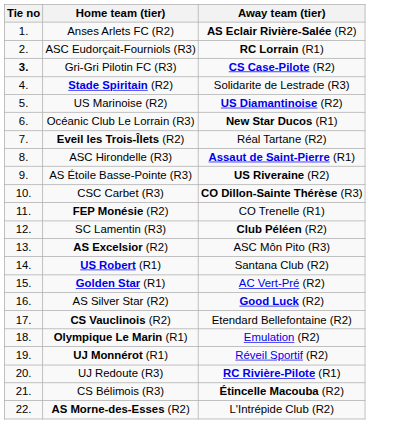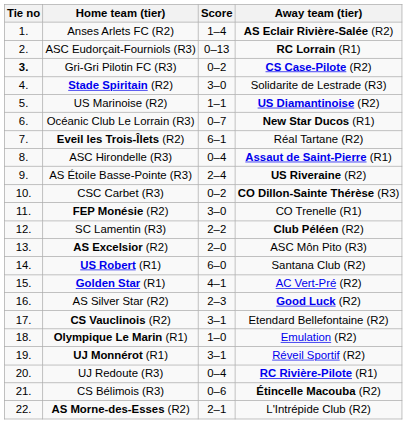+ column: (217, 13)
